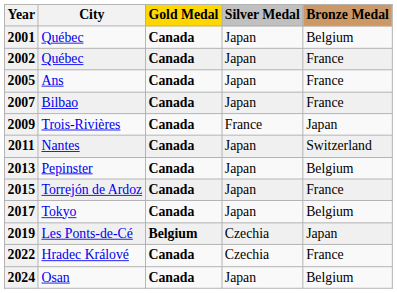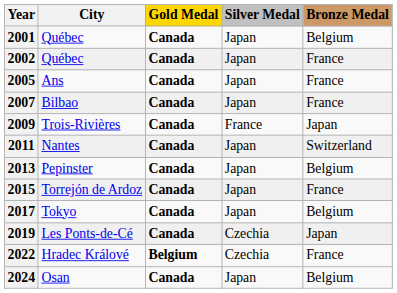(173, 233) Belgium -> (171, 233) Canada
(171, 255) Canada -> (173, 255) Belgium
